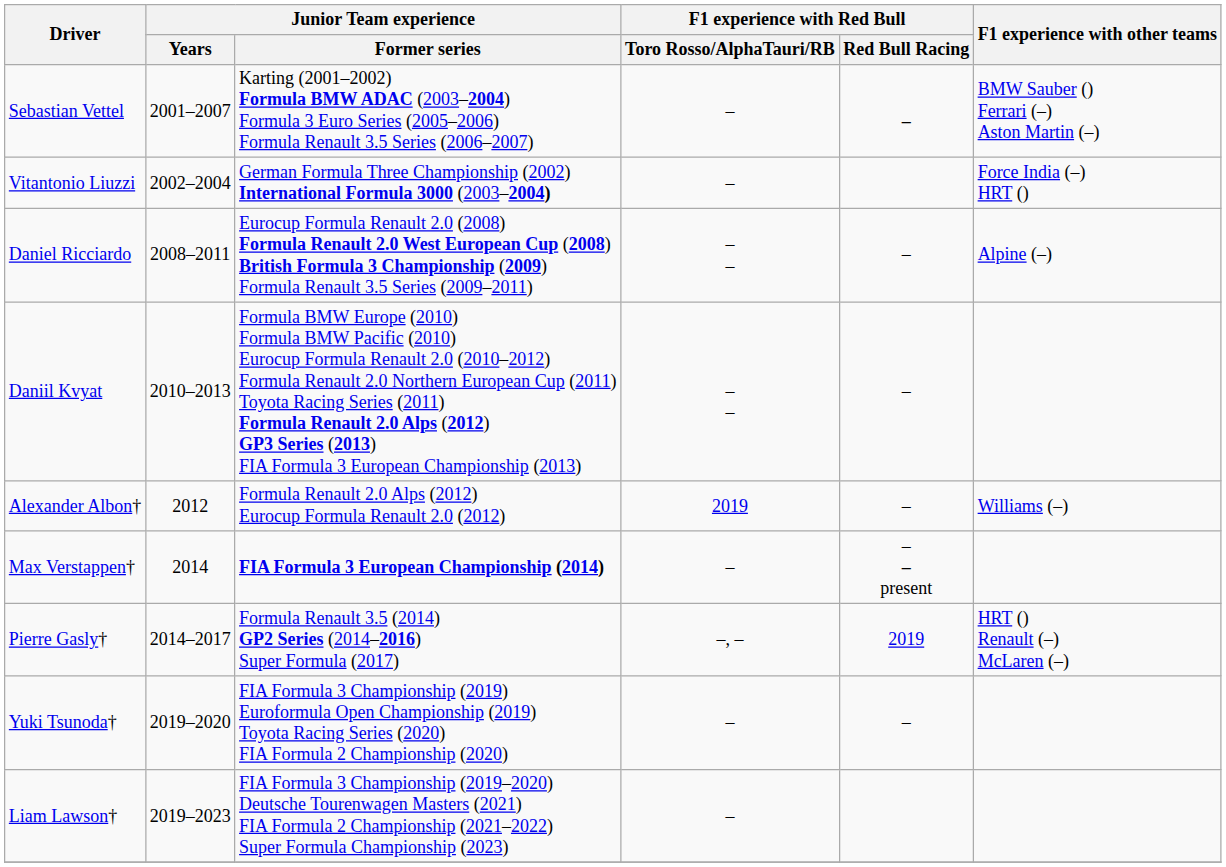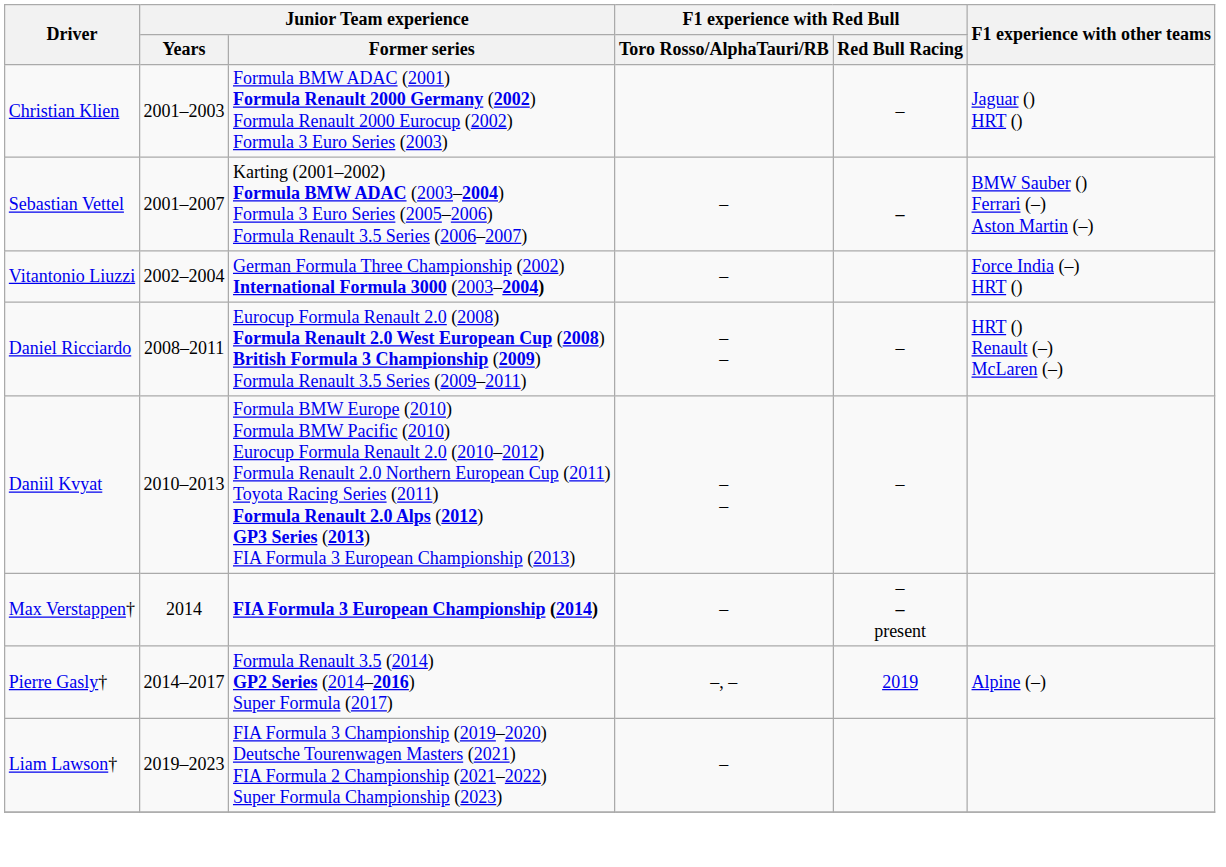+ row: (64, 110)
(1015, 255) Alpine (–) -> (1017, 348) HRT () Renault (–) McLaren (–)
- row: (75, 505)
(1023, 639) HRT () Renault (–) McLaren (–) -> (1009, 682) Alpine (–)
- row: (63, 722)
